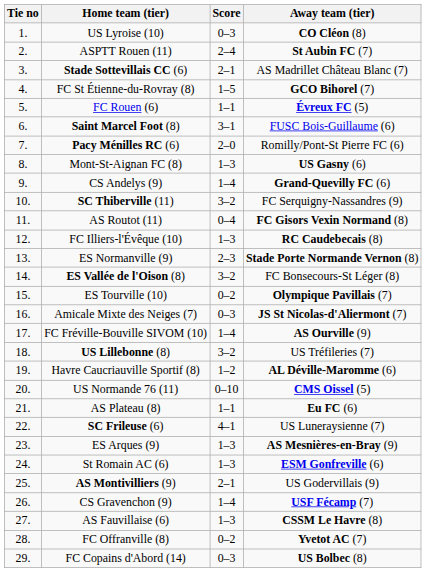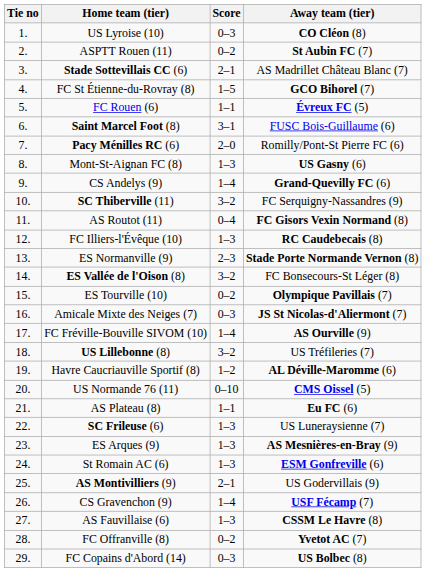(227, 51) 2–4 -> (227, 51) 0–2
(227, 426) 4–1 -> (227, 426) 1–3
